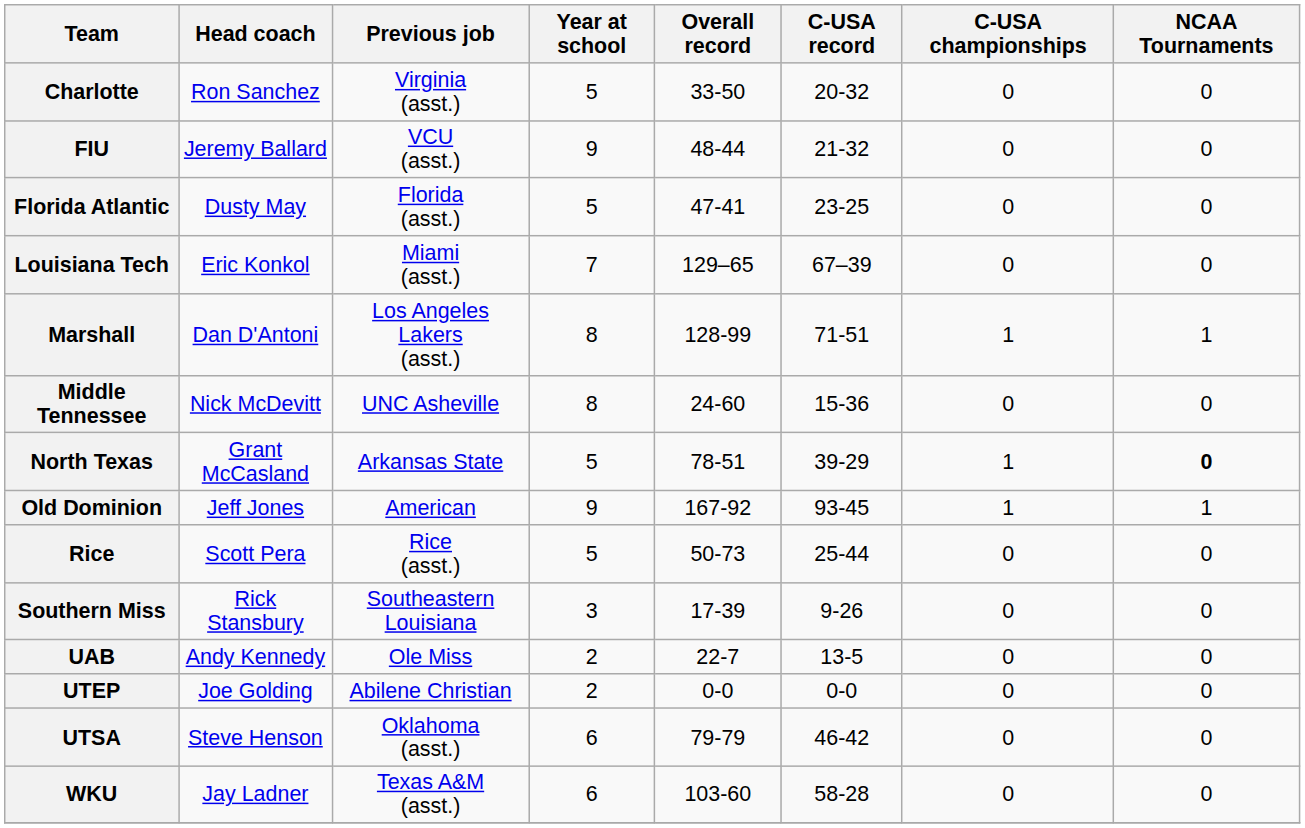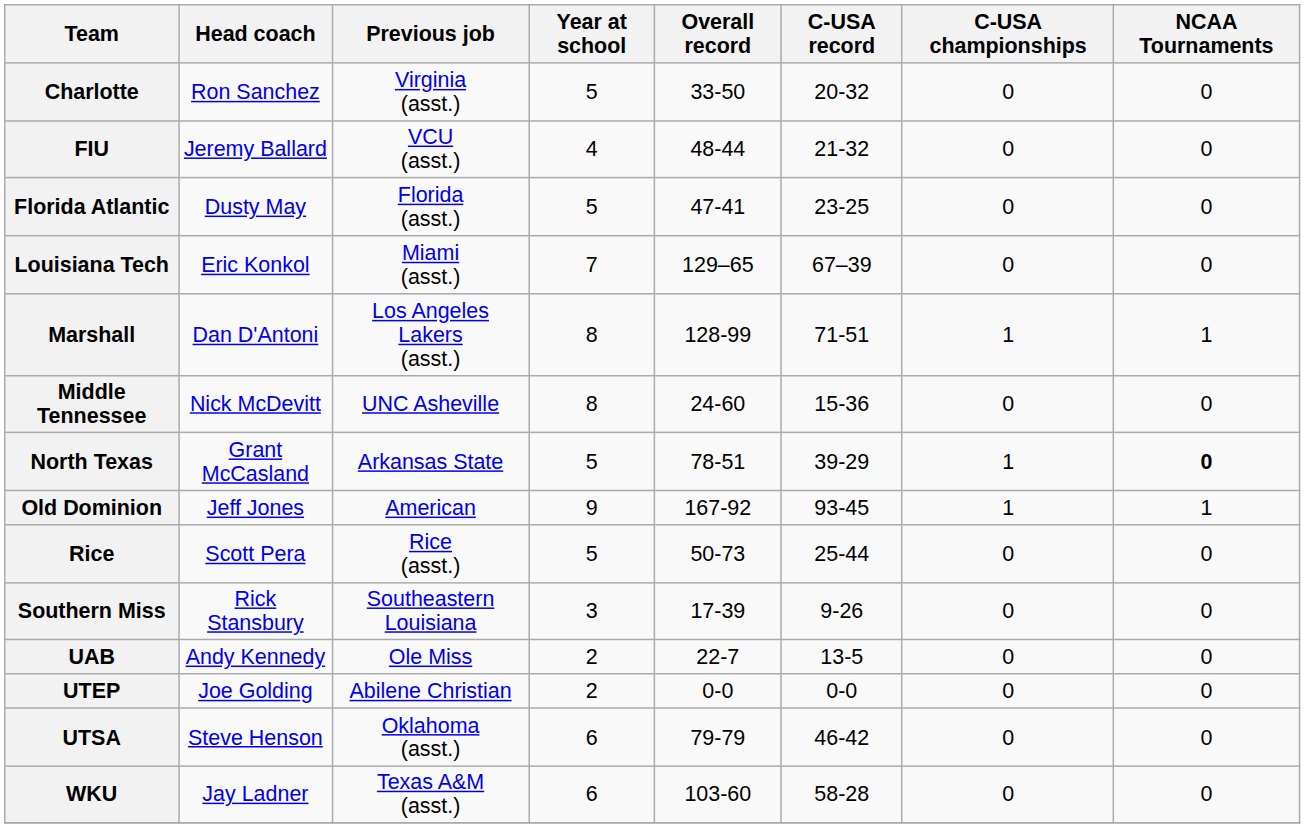(592, 149) 9 -> (592, 149) 4
